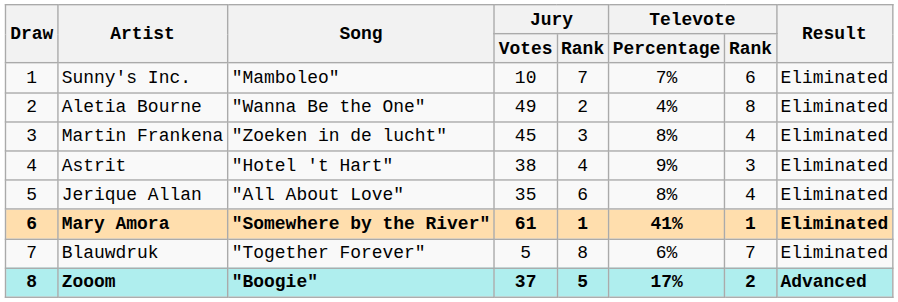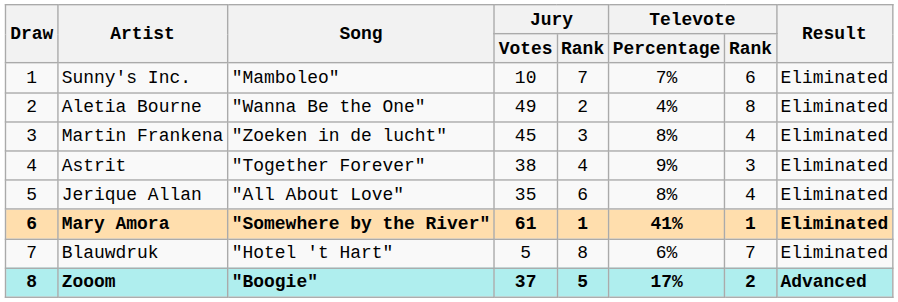(313, 166) "Hotel 't Hart" -> (329, 166) "Together Forever"
(329, 253) "Together Forever" -> (313, 253) "Hotel 't Hart"
